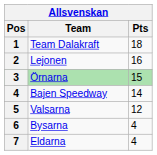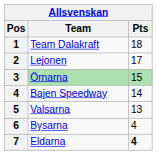(137, 61) 16 -> (137, 61) 17
(137, 110) 12 -> (137, 110) 13
(134, 142) normal -> (134, 142) bold
